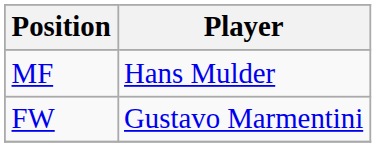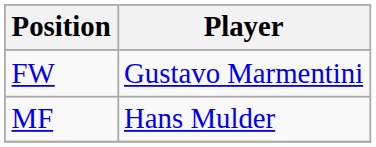rows swapped: (32, 73) <-> (33, 118)
